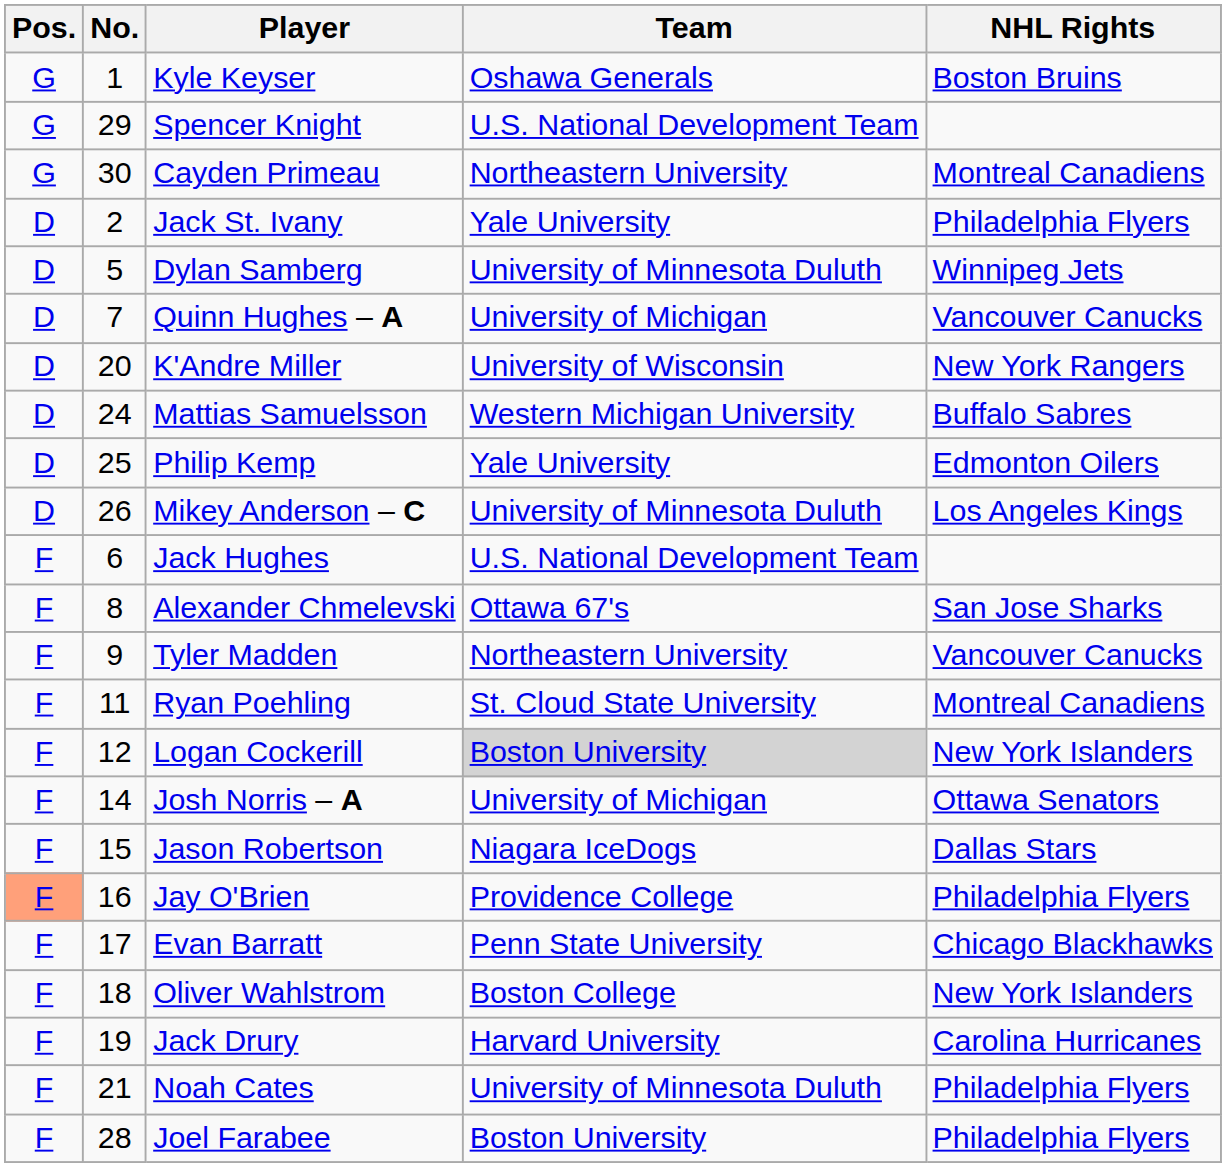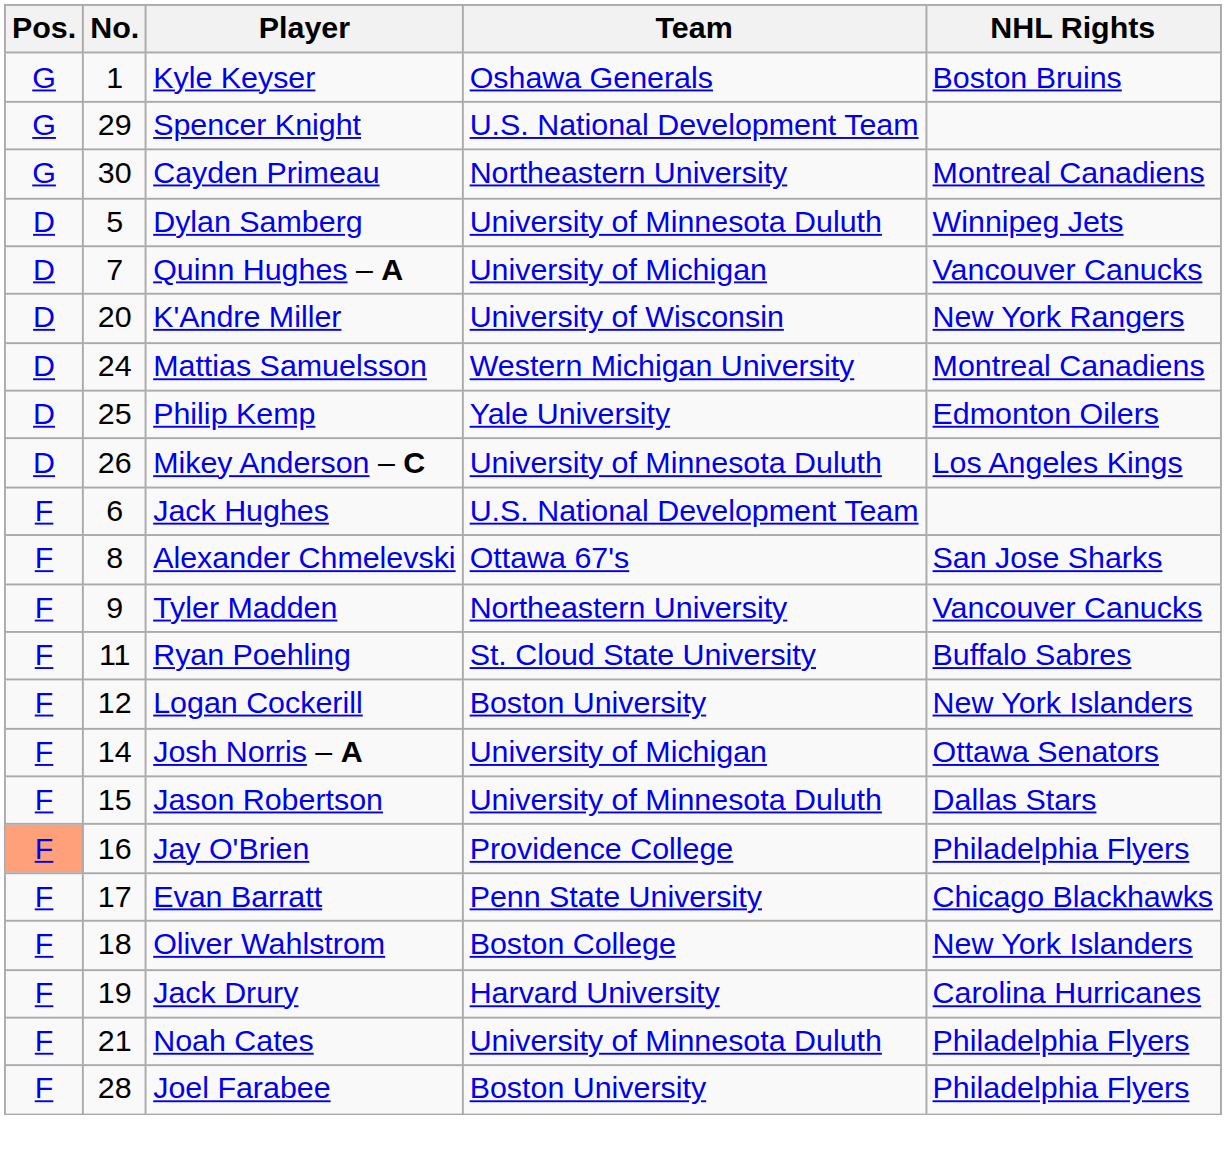- row: (248, 221)
(1032, 414) Buffalo Sabres -> (1069, 366) Montreal Canadiens
(1069, 703) Montreal Canadiens -> (1032, 655) Buffalo Sabres
(588, 751) lightgrey background -> (588, 703) no background
(583, 848) Niagara IceDogs -> (676, 800) University of Minnesota Duluth
